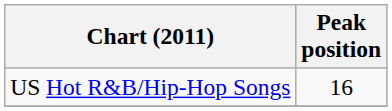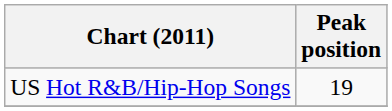(341, 86) 16 -> (341, 86) 19
